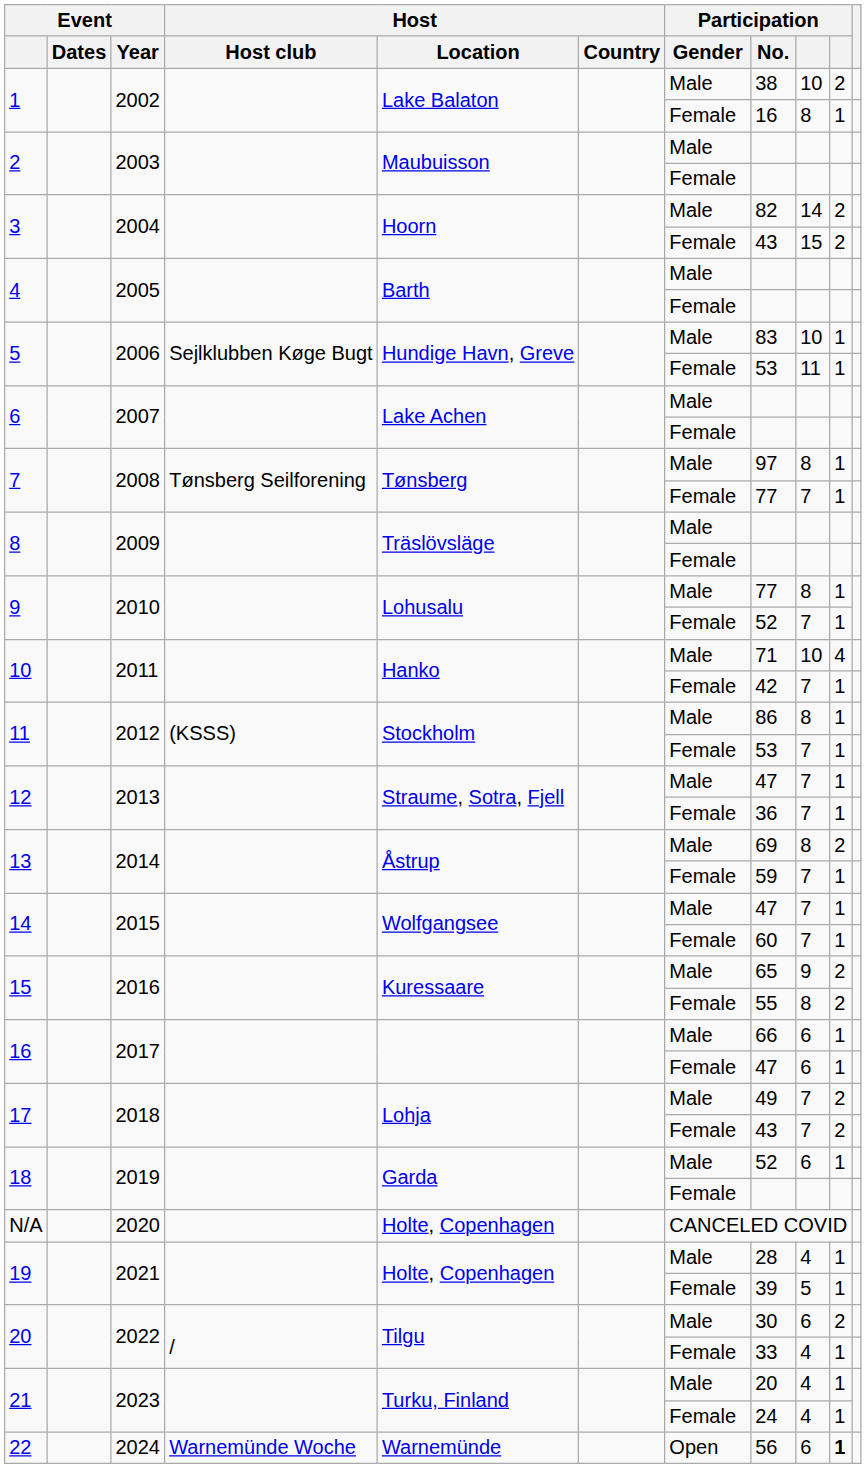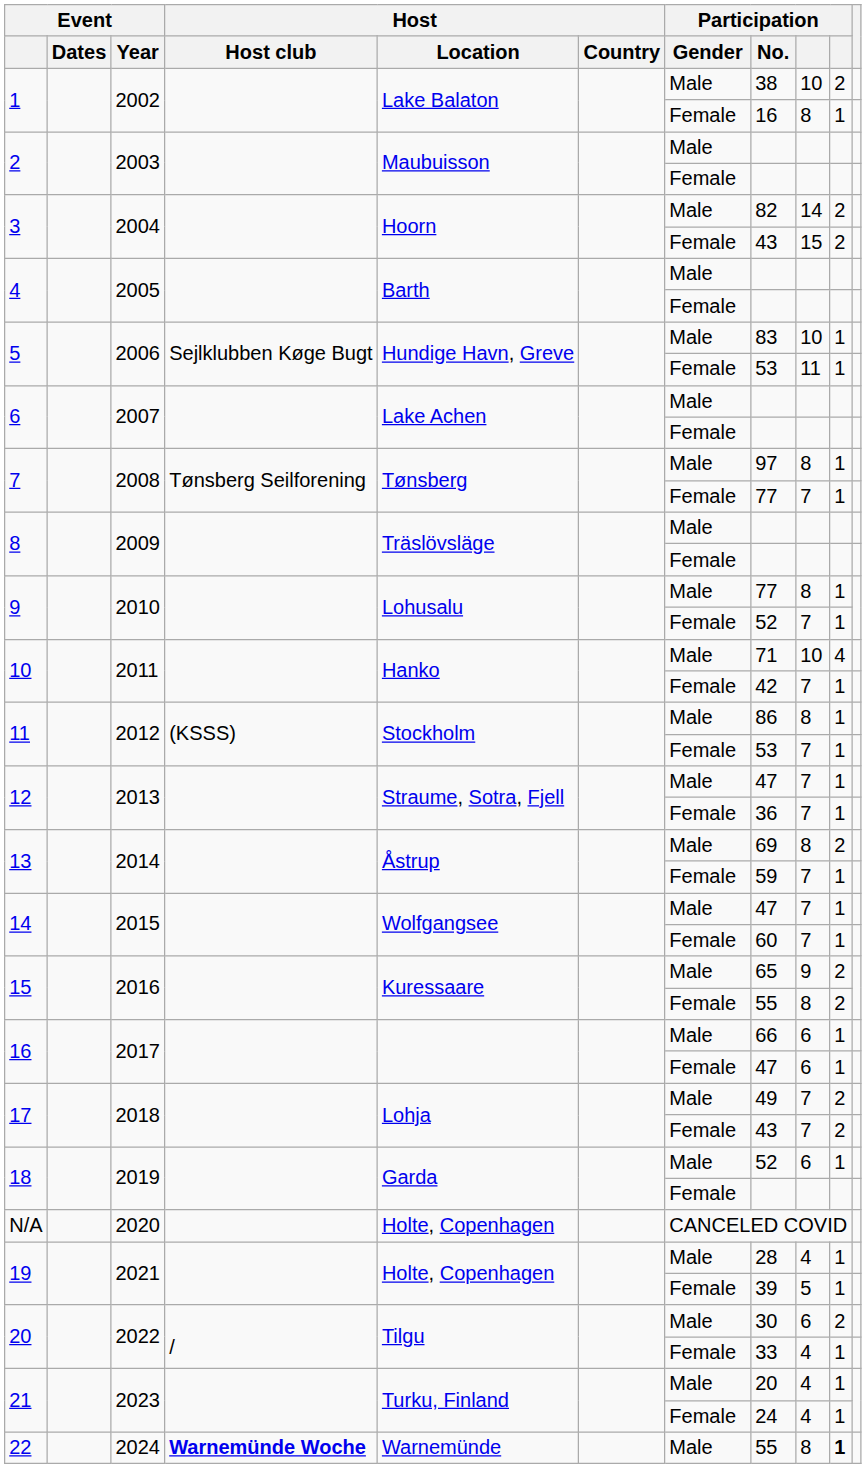(263, 1447) normal -> (268, 1447) bold
(694, 1447) Open -> (691, 1447) Male
(766, 1447) 56 -> (766, 1447) 55
(806, 1447) 6 -> (806, 1447) 8
